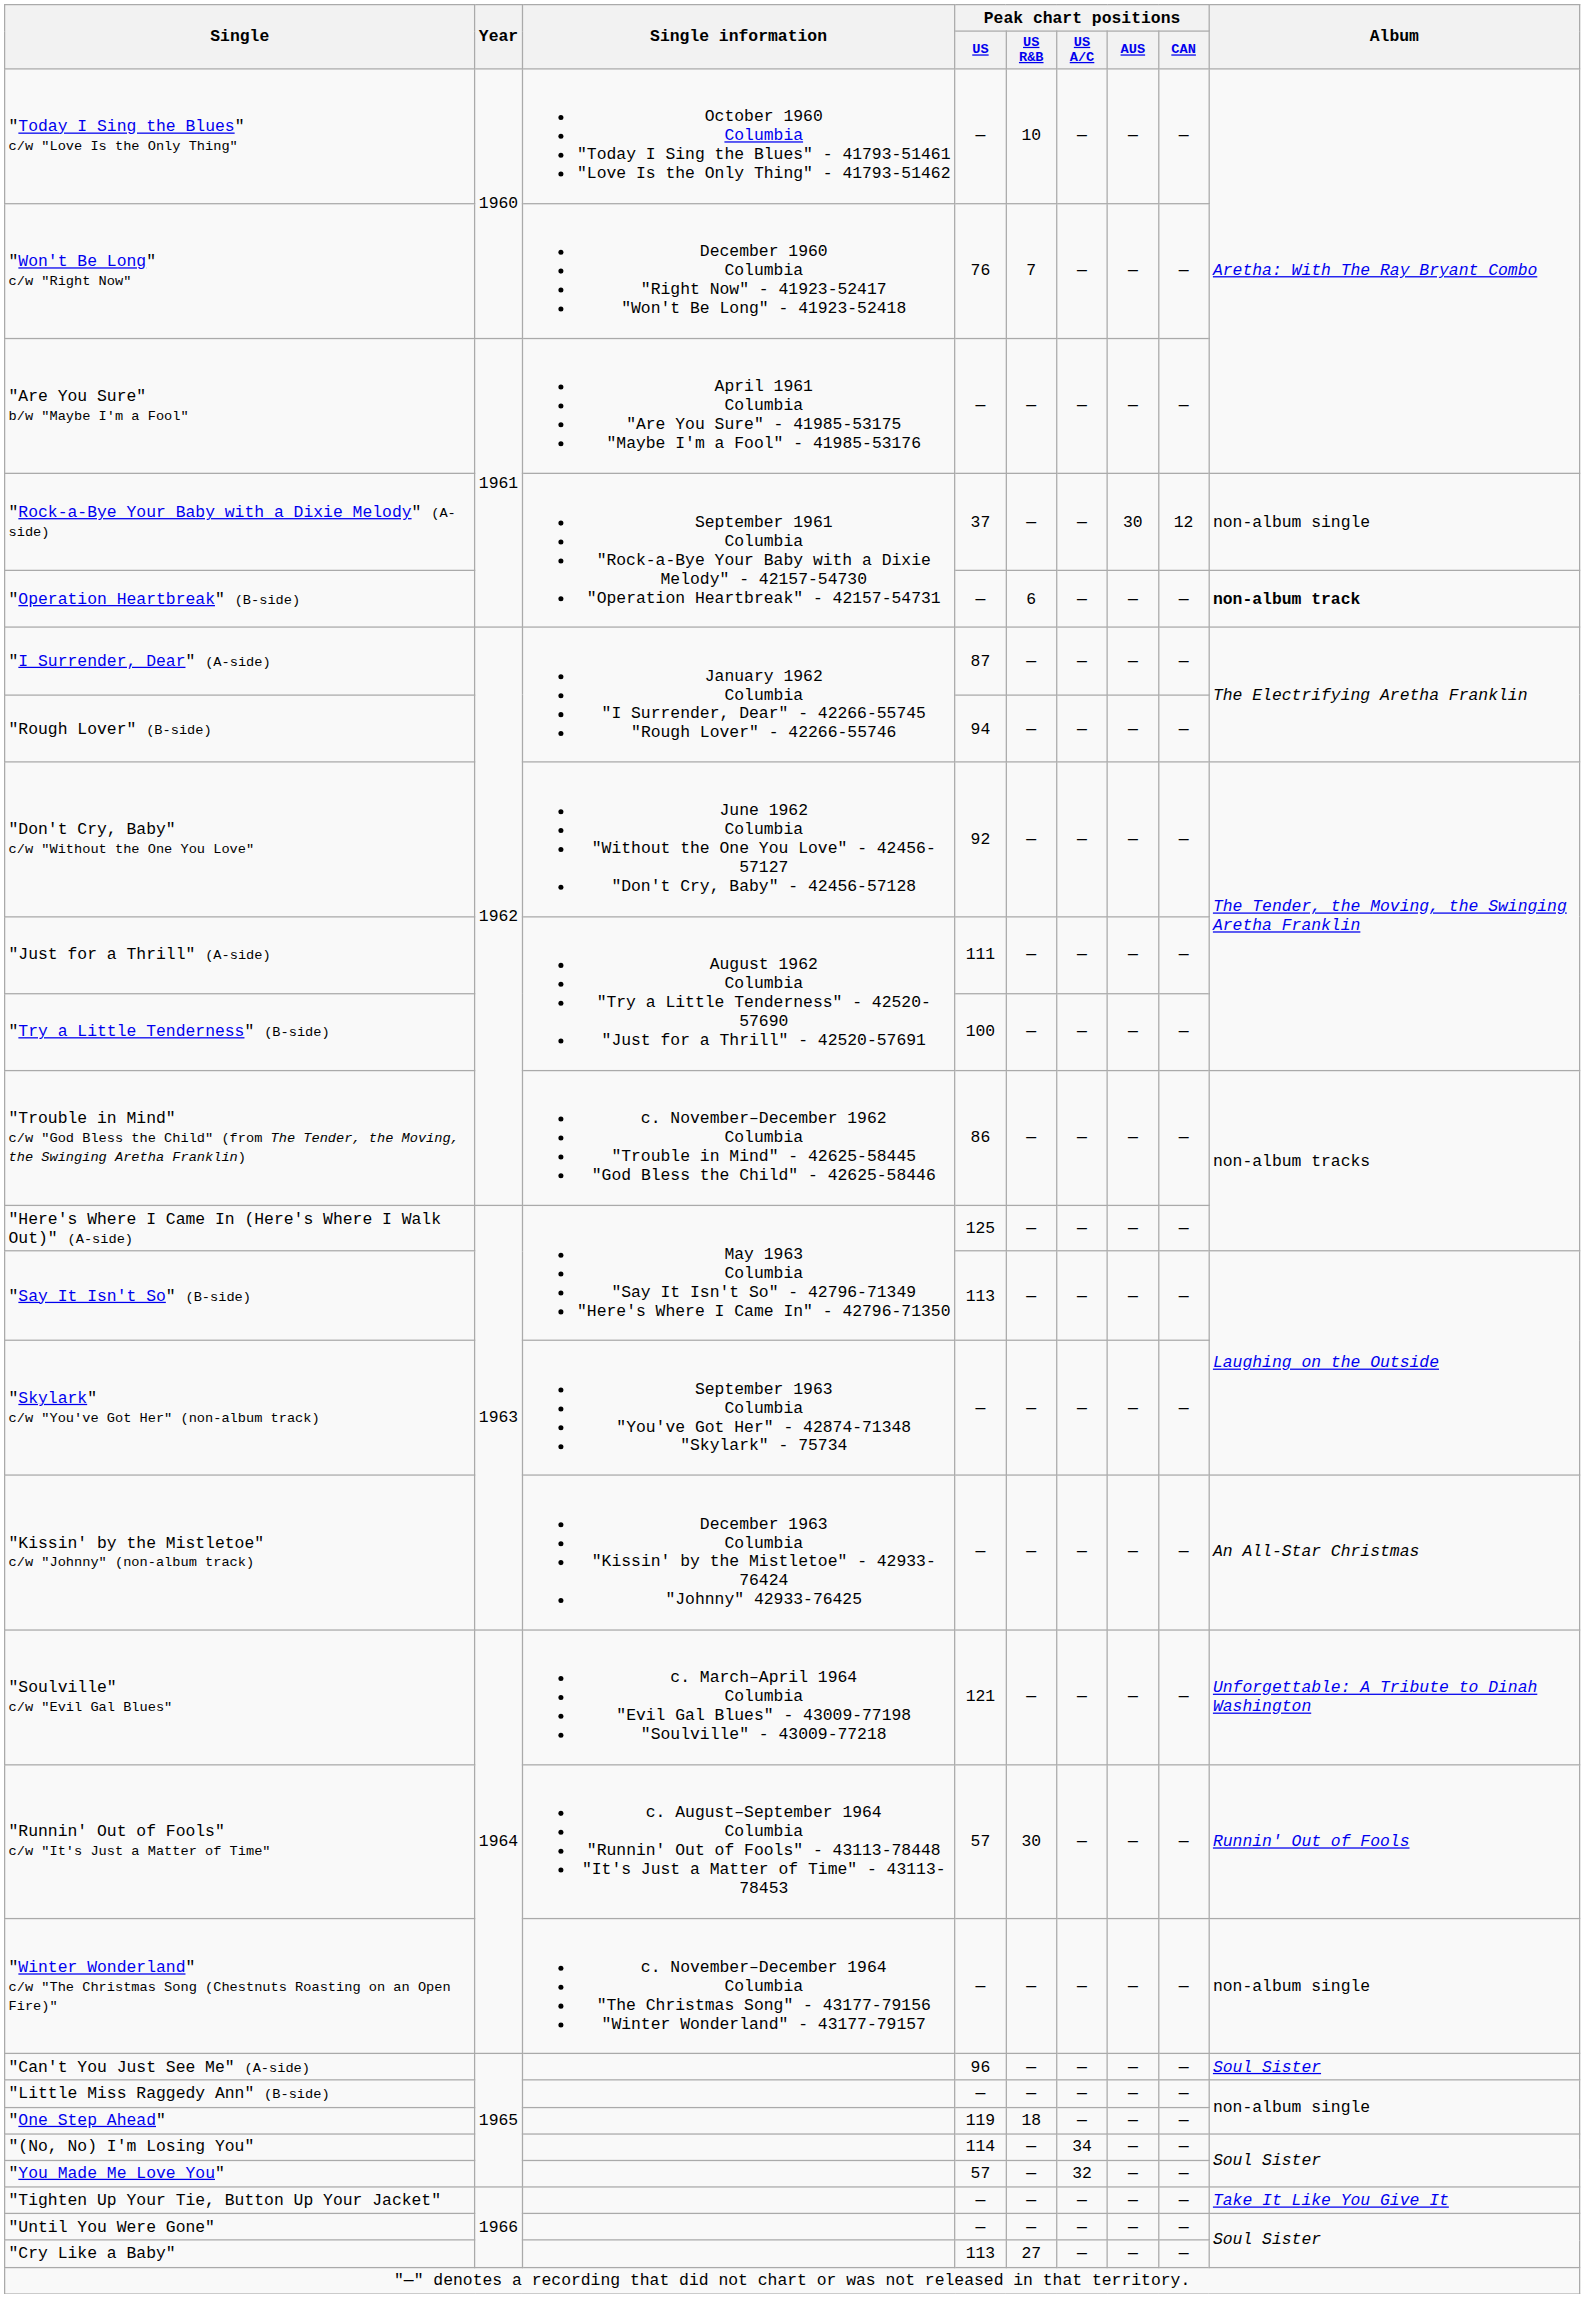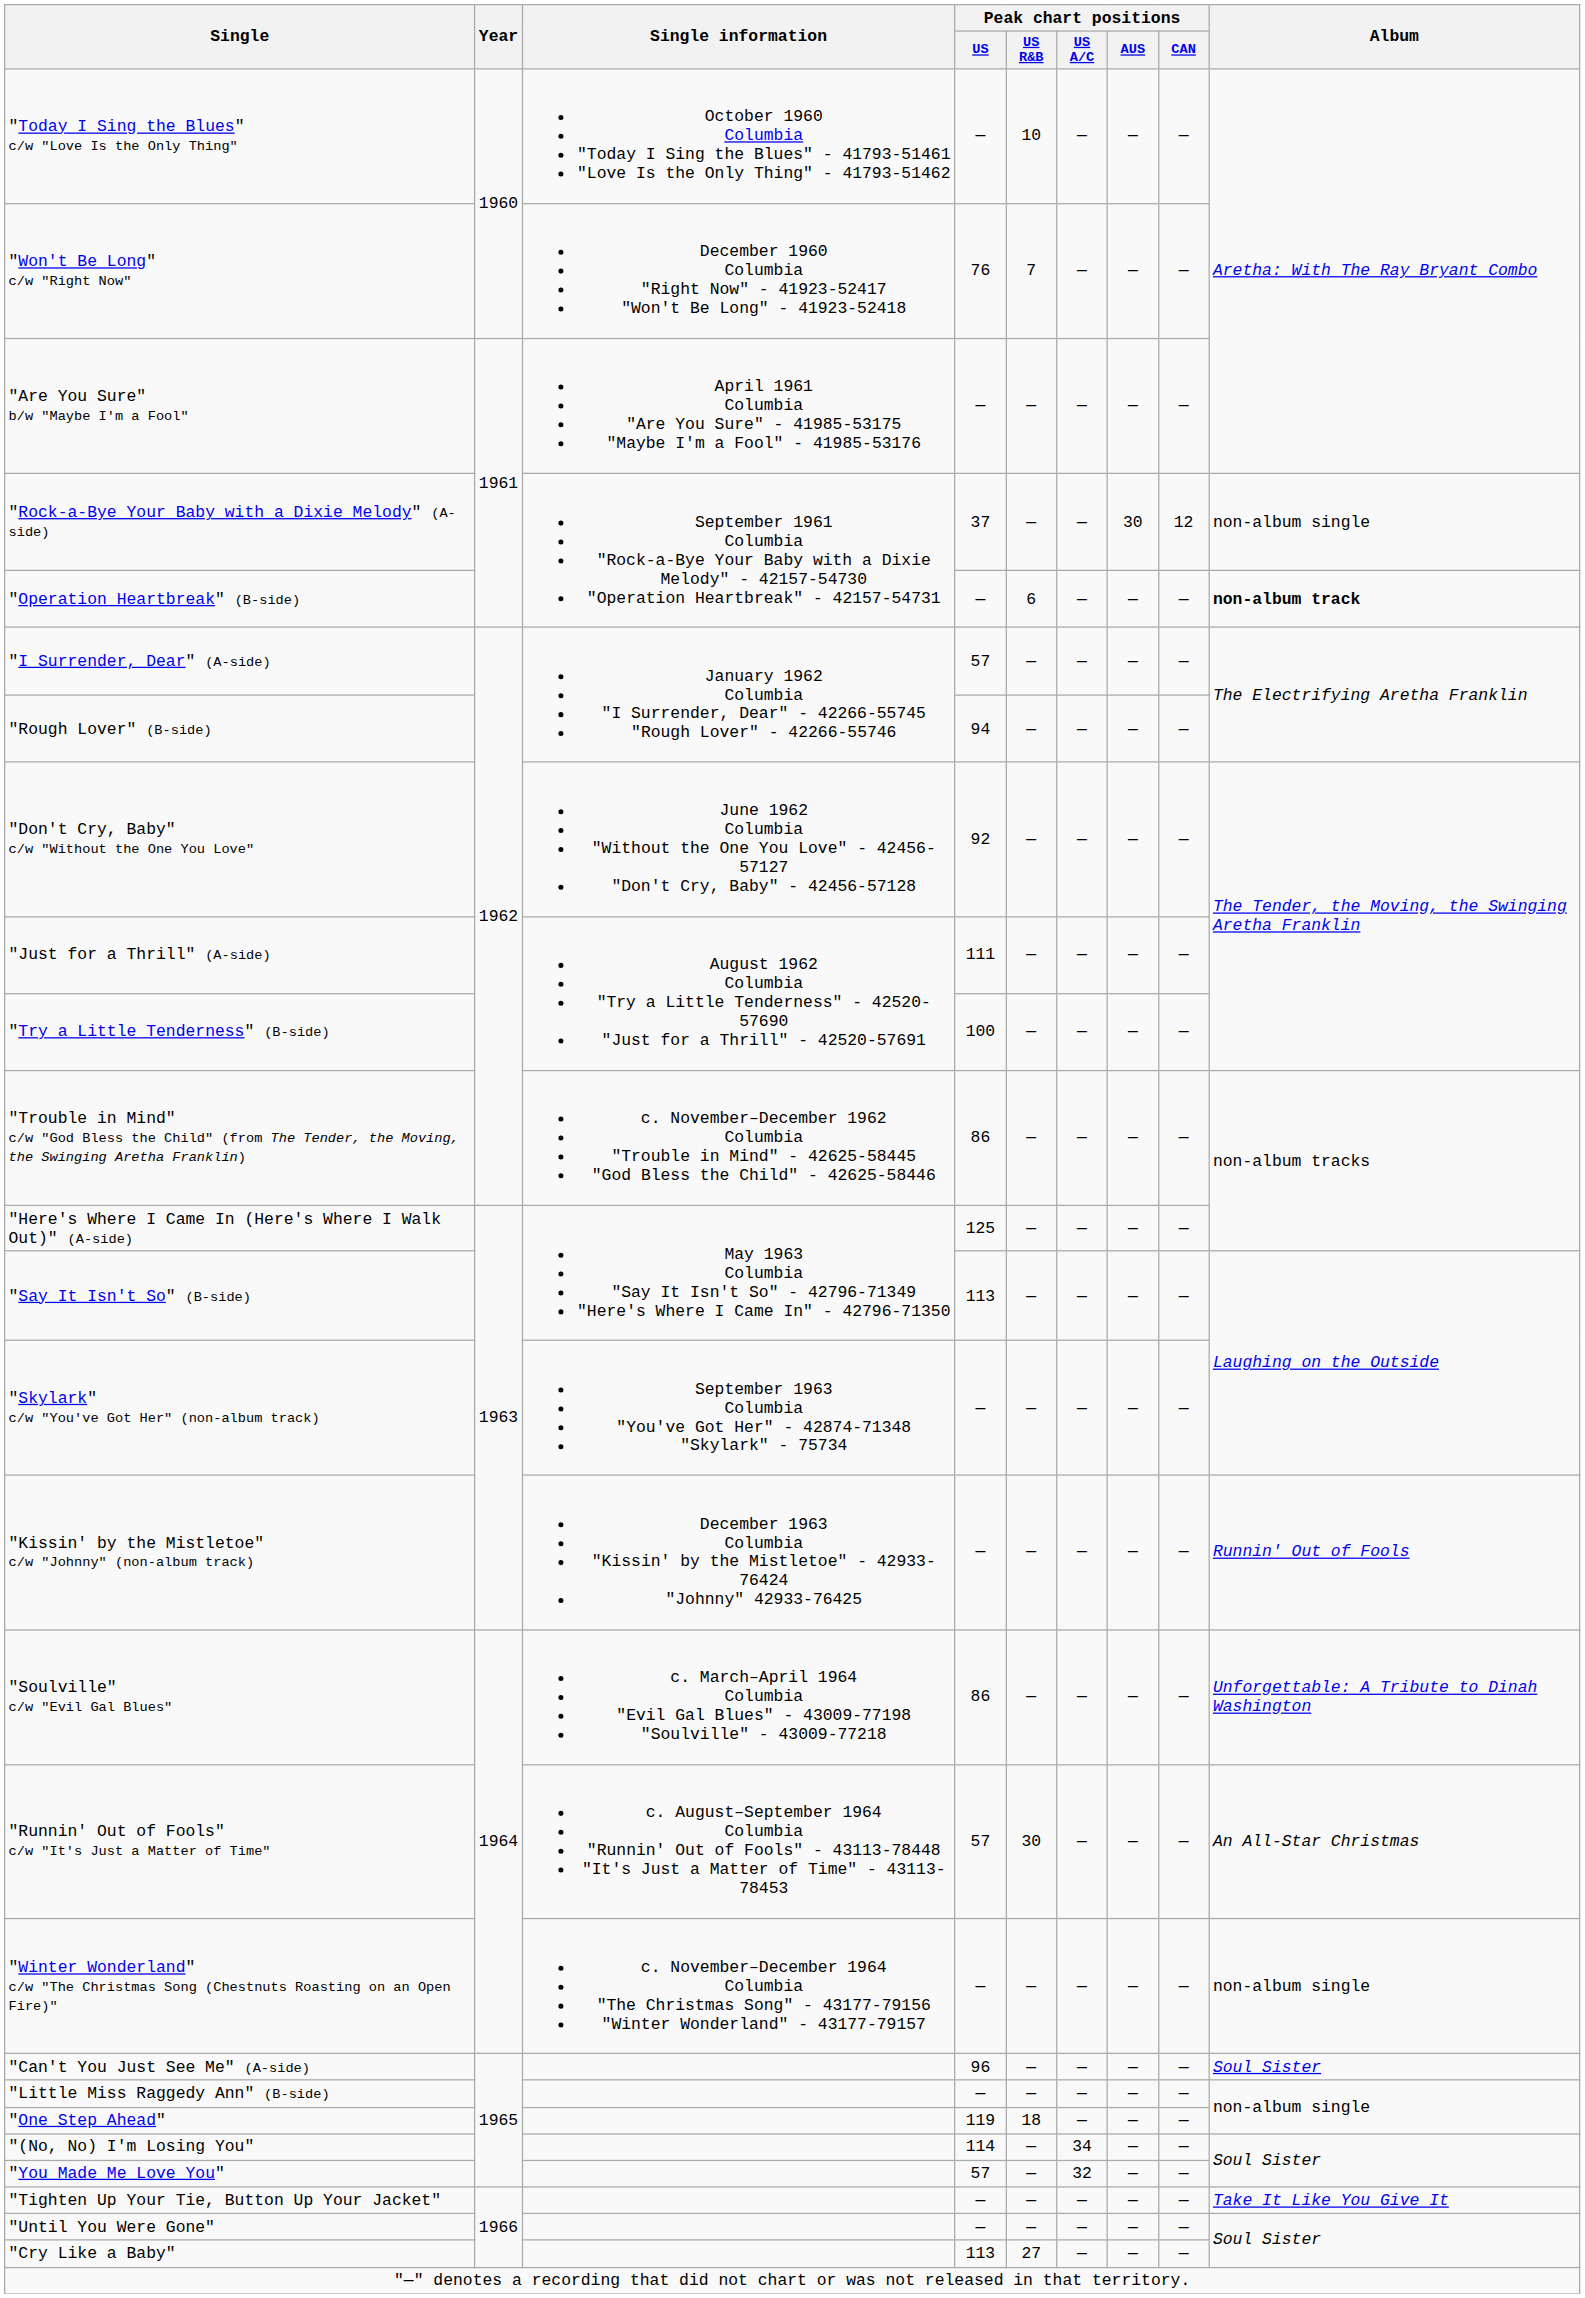(980, 661) 87 -> (980, 661) 57
(1316, 1553) An All-Star Christmas -> (1311, 1553) Runnin' Out of Fools
(980, 1697) 121 -> (980, 1697) 86
(1311, 1842) Runnin' Out of Fools -> (1316, 1842) An All-Star Christmas
